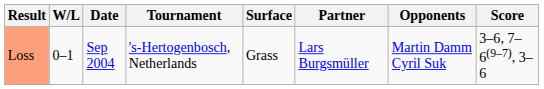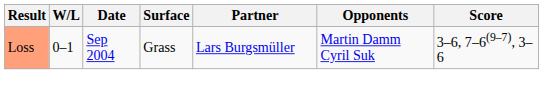- column: (184, 15)
